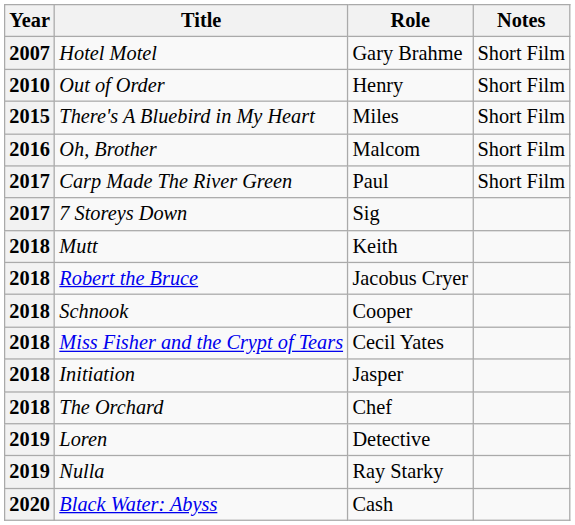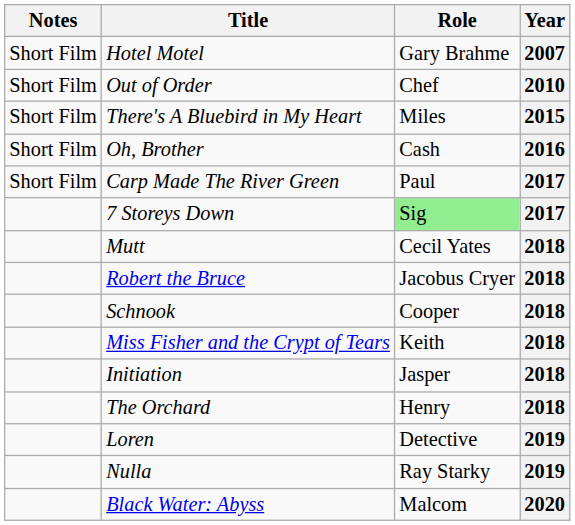columns swapped: (30, 20) <-> (521, 20)
(378, 85) Henry -> (419, 85) Chef
(386, 149) Malcom -> (420, 149) Cash
(366, 213) no background -> (413, 213) lightgreen background
(375, 246) Keith -> (445, 246) Cecil Yates
(398, 342) Cecil Yates -> (422, 342) Keith
(372, 407) Chef -> (425, 407) Henry
(373, 504) Cash -> (433, 504) Malcom
